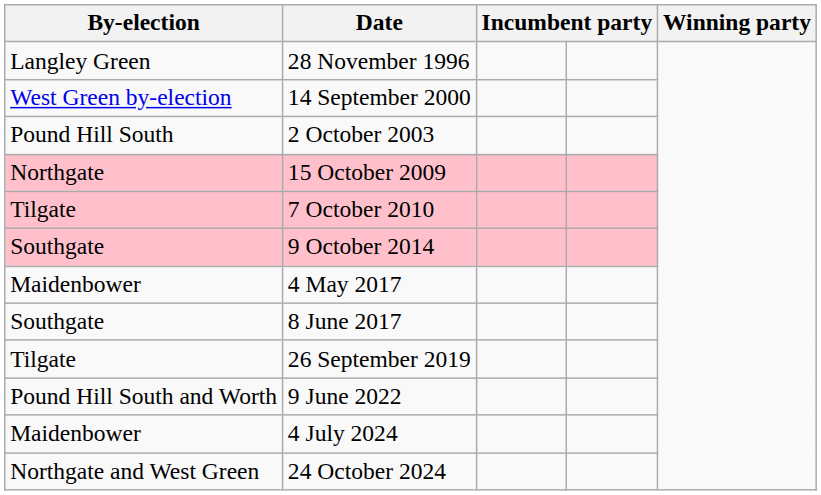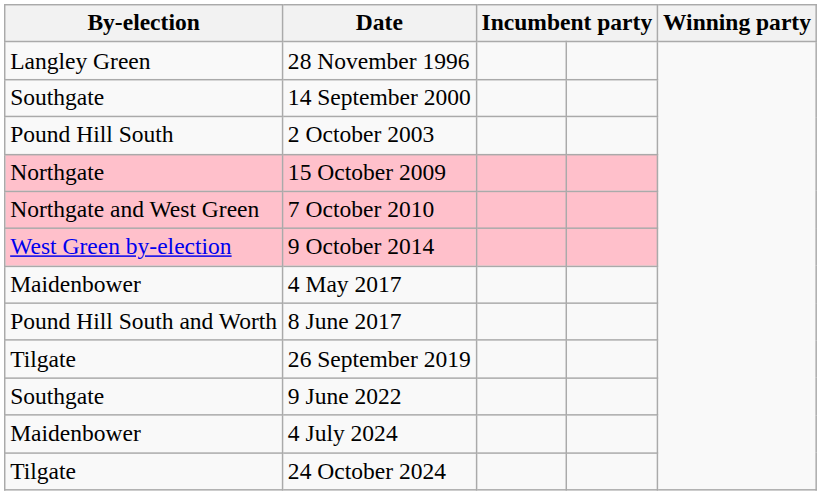(121, 97) West Green by-election -> (57, 97) Southgate
(43, 209) Tilgate -> (135, 209) Northgate and West Green
(57, 246) Southgate -> (121, 246) West Green by-election
(57, 321) Southgate -> (144, 321) Pound Hill South and Worth
(144, 396) Pound Hill South and Worth -> (57, 396) Southgate
(135, 470) Northgate and West Green -> (43, 470) Tilgate
